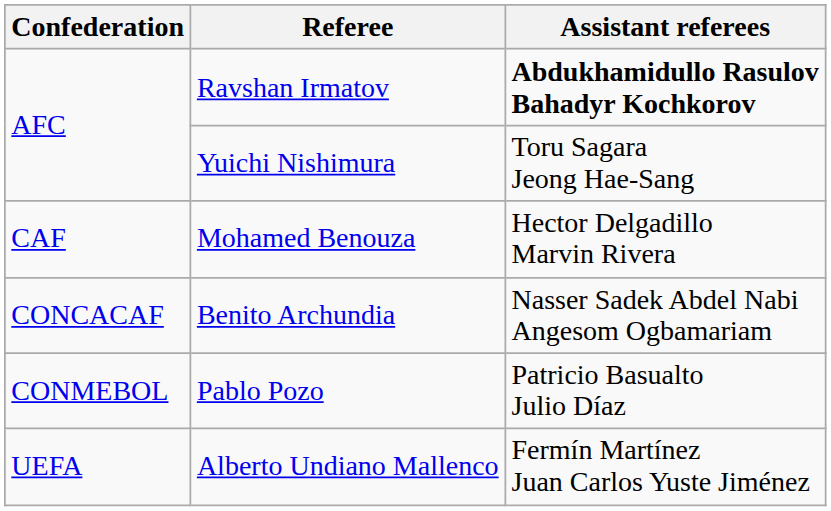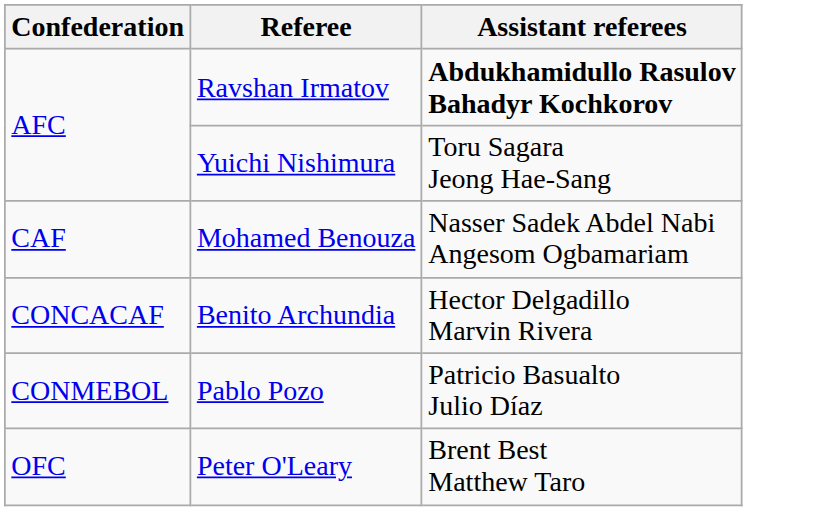(612, 238) Hector Delgadillo Marvin Rivera -> (572, 238) Nasser Sadek Abdel Nabi Angesom Ogbamariam
(655, 314) Nasser Sadek Abdel Nabi Angesom Ogbamariam -> (529, 314) Hector Delgadillo Marvin Rivera
+ row: (274, 466)
- row: (348, 466)
